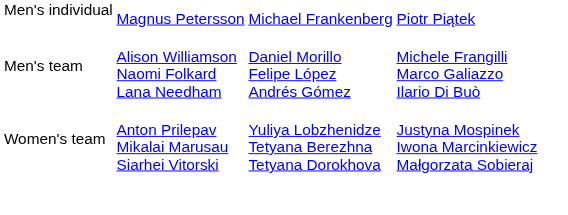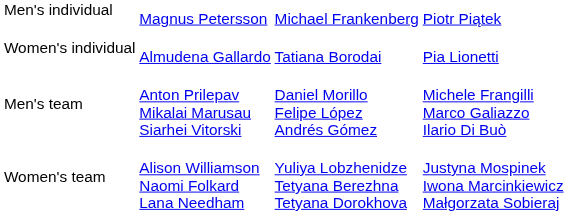+ row: (70, 48)
(177, 74) Alison Williamson Naomi Folkard Lana Needham -> (195, 112) Anton Prilepav Mikalai Marusau Siarhei Vitorski
(172, 147) Anton Prilepav Mikalai Marusau Siarhei Vitorski -> (199, 185) Alison Williamson Naomi Folkard Lana Needham
